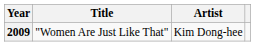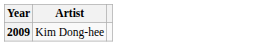- column: (102, 13)
